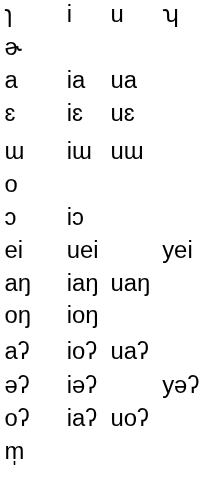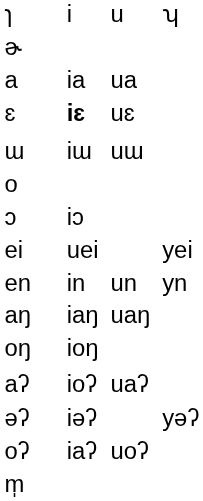(75, 112) normal -> (76, 112) bold
+ row: (18, 282)
